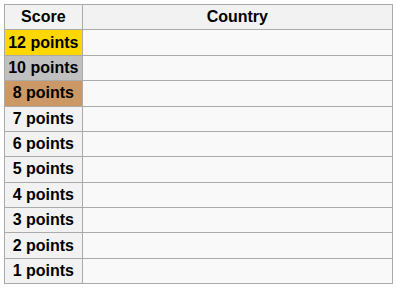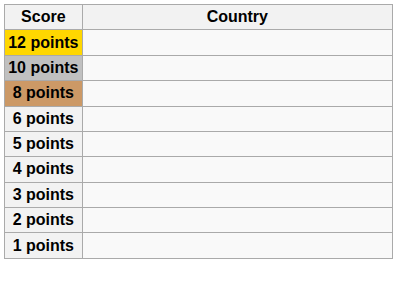- row: (43, 118)
